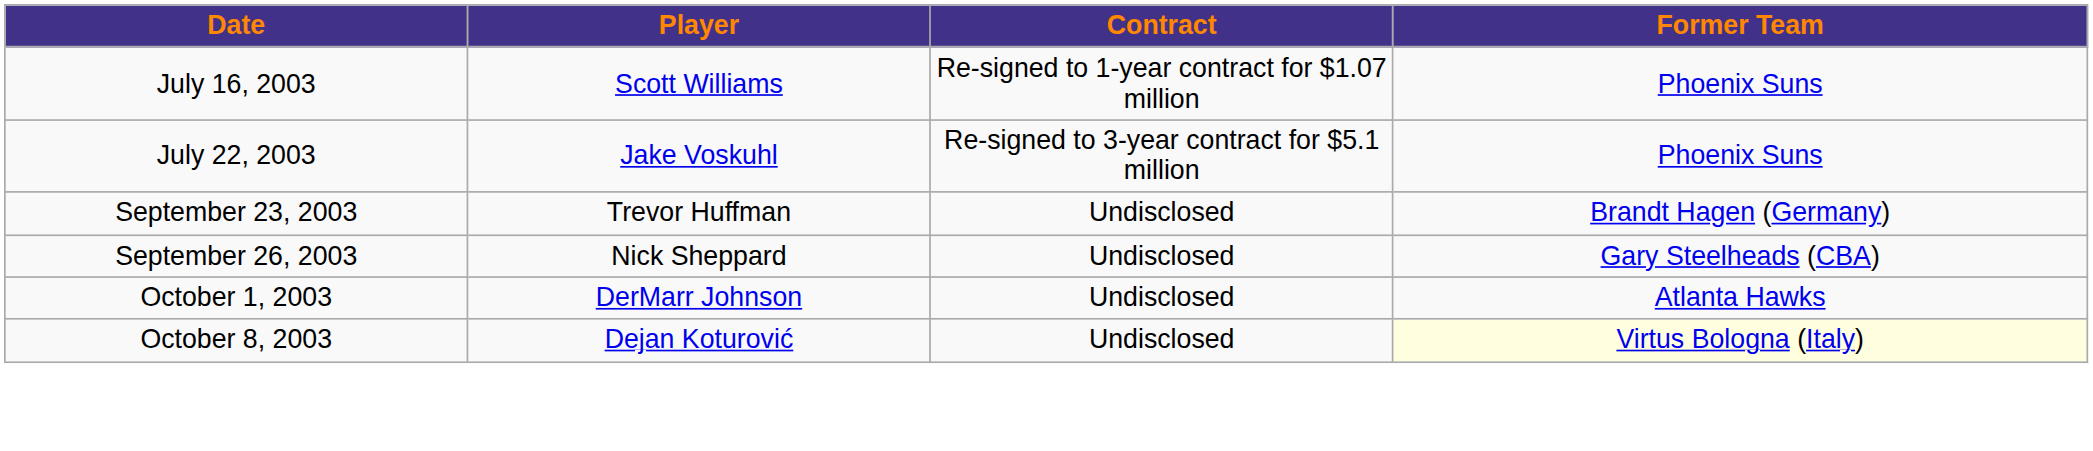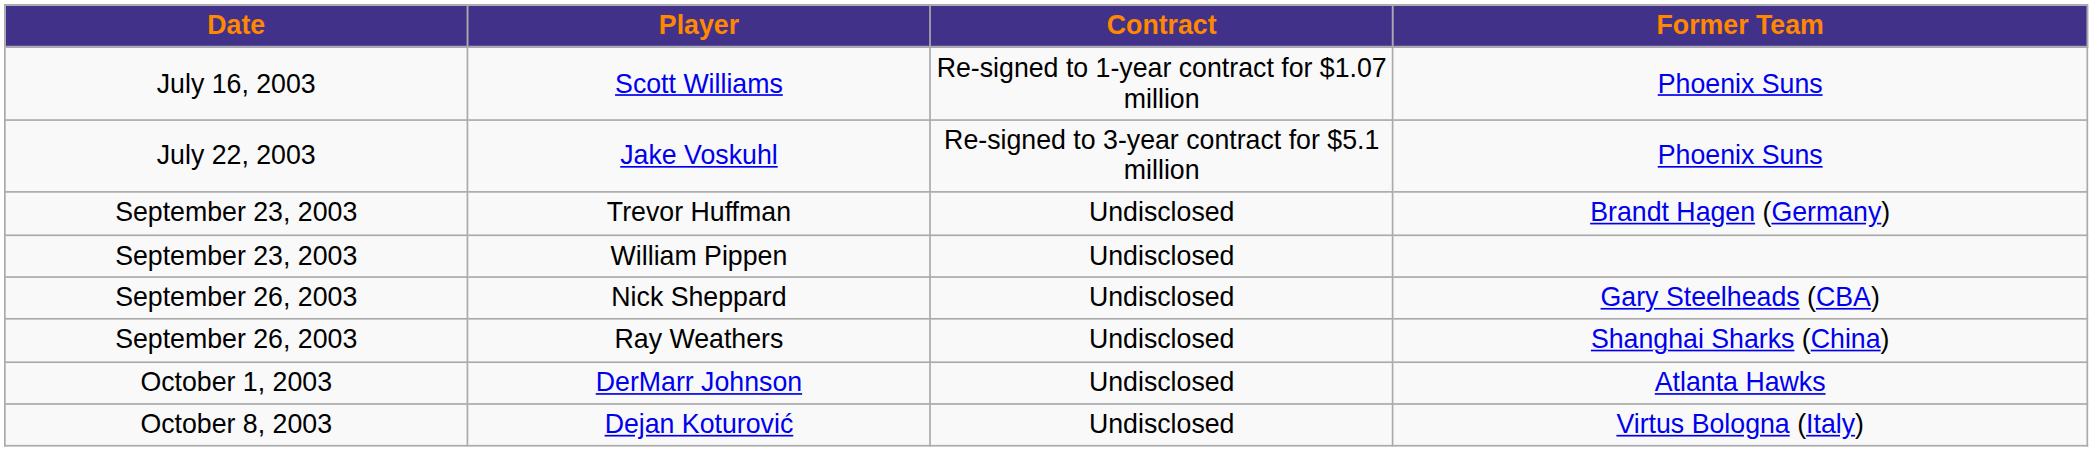+ row: (699, 255)
+ row: (699, 340)
(1740, 340) lightyellow background -> (1740, 424) no background
